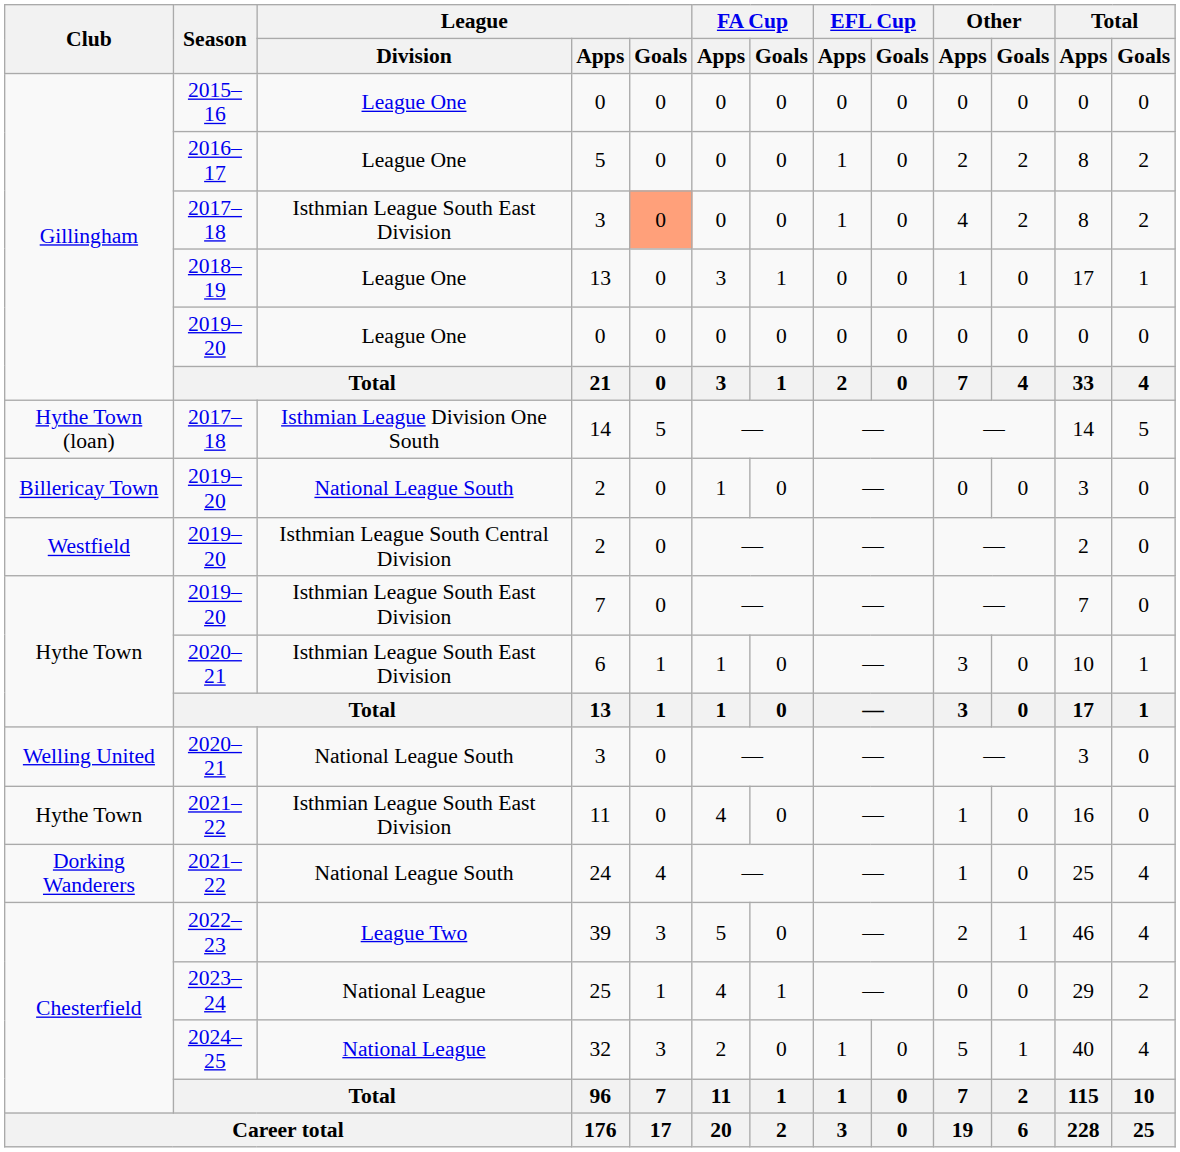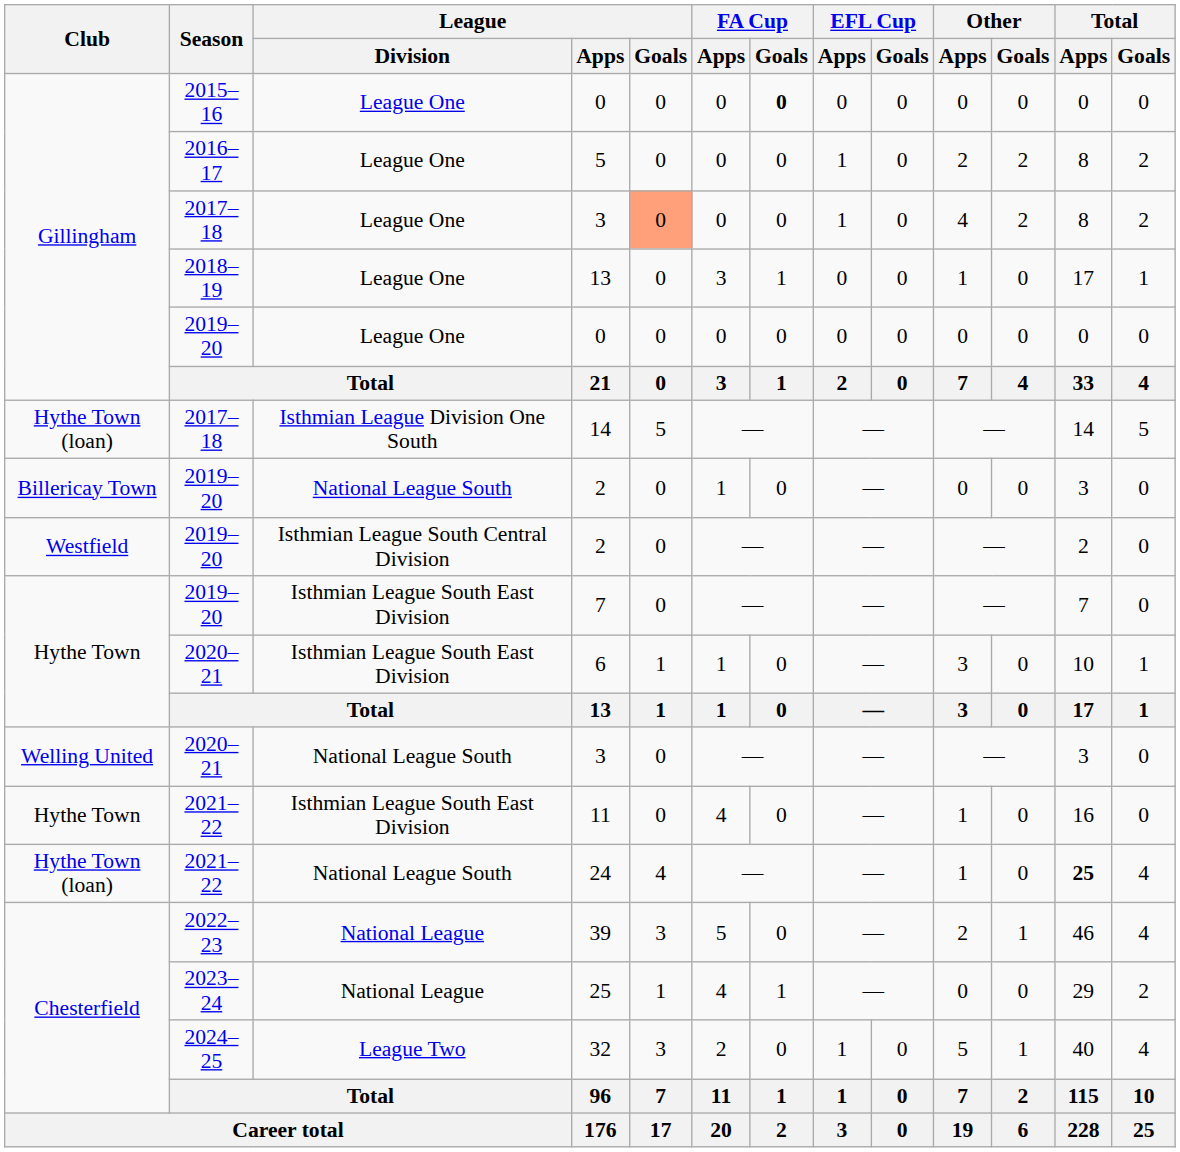(781, 102) normal -> (781, 102) bold
(414, 219) Isthmian League South East Division -> (412, 219) League One
(89, 873) Dorking Wanderers -> (87, 873) Hythe Town (loan)
(1083, 873) normal -> (1083, 873) bold
(414, 932) League Two -> (412, 932) National League
(414, 1049) National League -> (412, 1049) League Two
